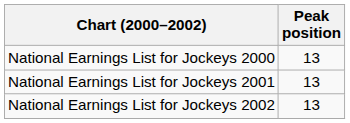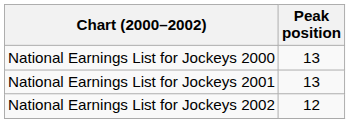(312, 105) 13 -> (312, 105) 12
